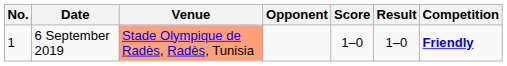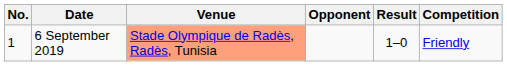- column: (352, 14)
(448, 43) bold -> (446, 43) normal
